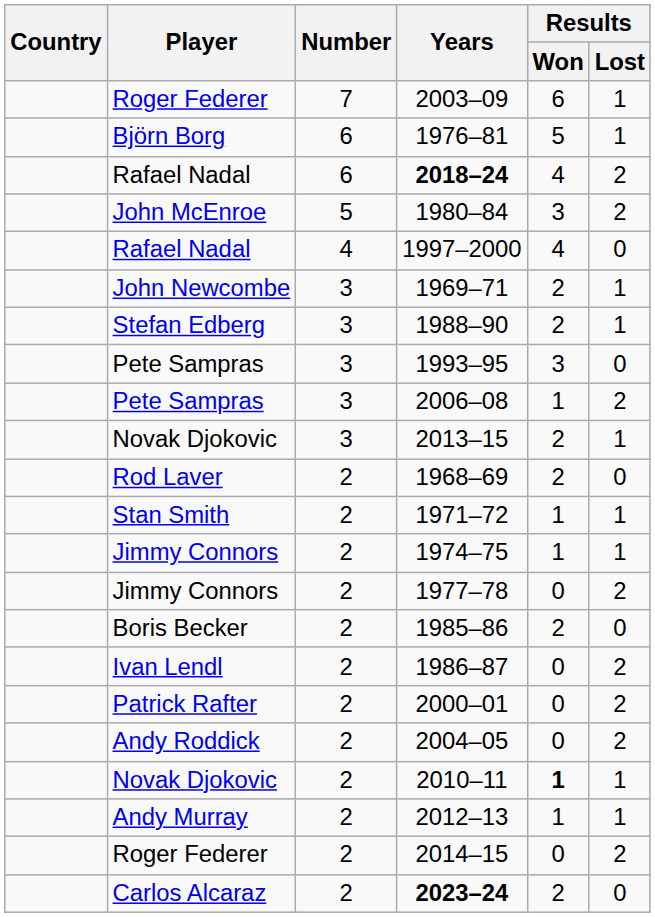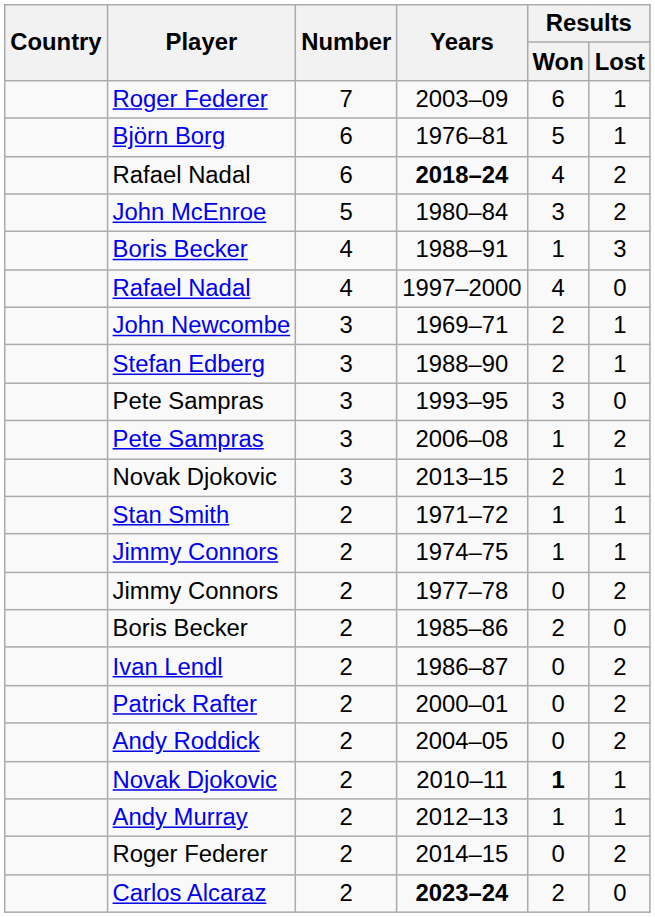+ row: (462, 250)
- row: (462, 477)
